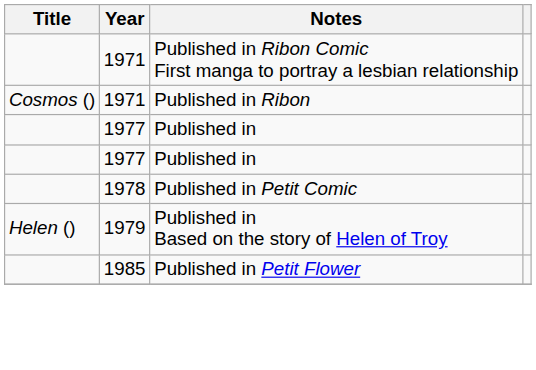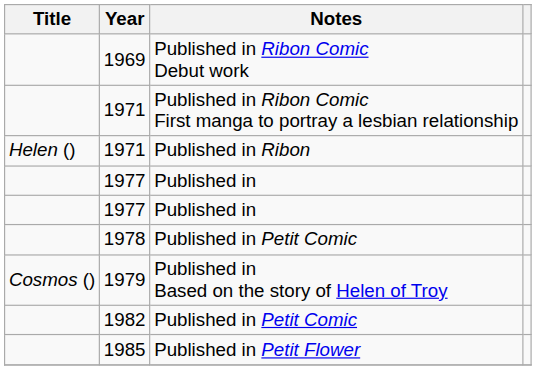+ row: (125, 59)
(52, 99) Cosmos () -> (42, 150) Helen ()
(42, 229) Helen () -> (52, 279) Cosmos ()
+ row: (125, 320)
